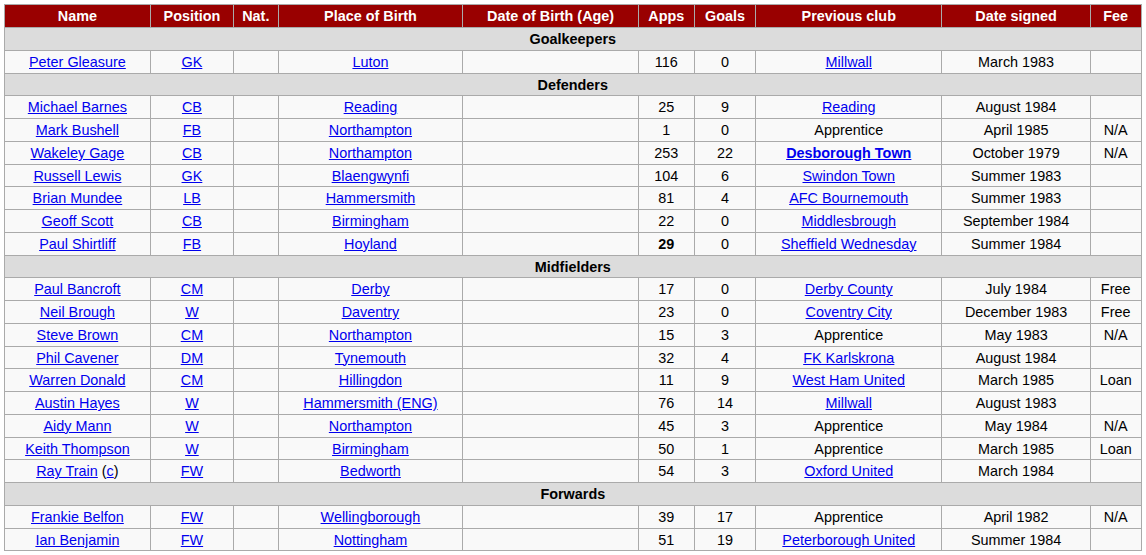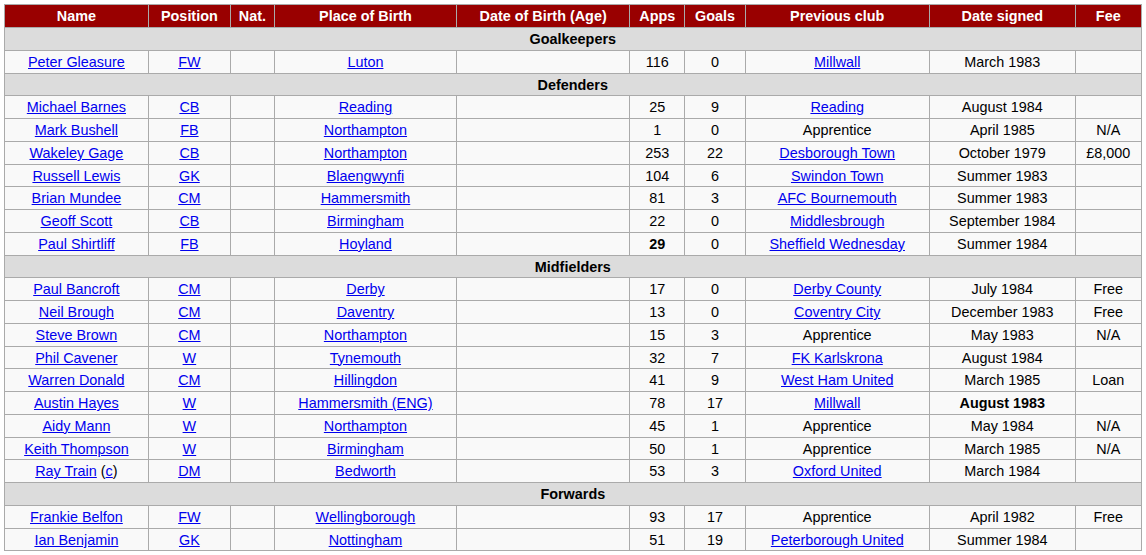(192, 62) GK -> (189, 62) FW
(849, 153) bold -> (837, 153) normal
(1116, 153) N/A -> (1108, 153) £8,000
(192, 198) LB -> (189, 198) CM
(725, 198) 4 -> (715, 198) 3
(192, 312) W -> (189, 312) CM
(666, 312) 23 -> (657, 312) 13
(192, 358) DM -> (189, 358) W
(725, 358) 4 -> (715, 358) 7
(666, 380) 11 -> (657, 380) 41
(666, 403) 76 -> (657, 403) 78
(725, 403) 14 -> (715, 403) 17
(1016, 403) normal -> (1002, 403) bold
(725, 426) 3 -> (715, 426) 1
(1116, 449) Loan -> (1108, 449) N/A
(192, 471) FW -> (189, 471) DM
(666, 471) 54 -> (657, 471) 53
(666, 517) 39 -> (657, 517) 93
(1116, 517) N/A -> (1108, 517) Free
(192, 540) FW -> (189, 540) GK
